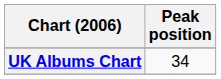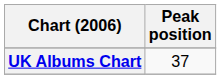(180, 61) 34 -> (180, 61) 37
